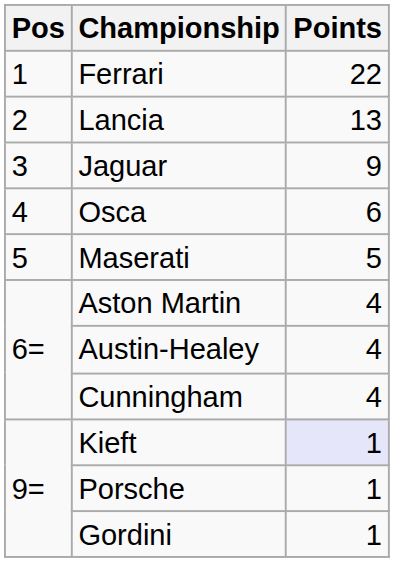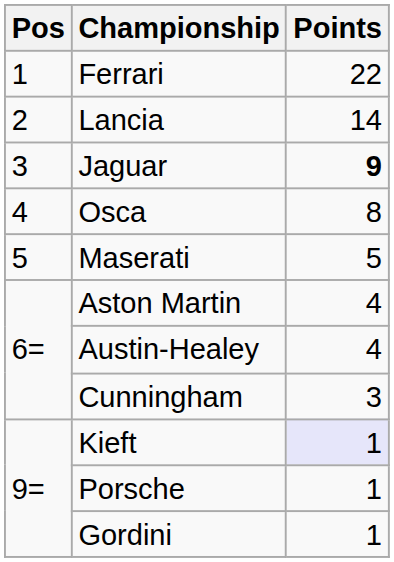(366, 120) 13 -> (366, 120) 14
(374, 166) normal -> (374, 166) bold
(374, 212) 6 -> (374, 212) 8
(374, 396) 4 -> (374, 396) 3
